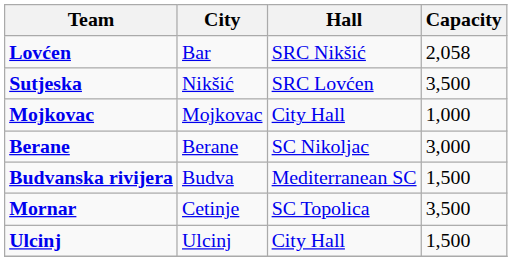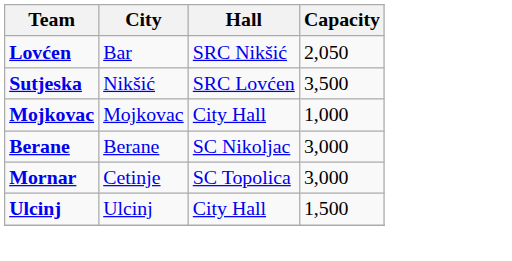(448, 51) 2,058 -> (326, 51) 2,050
- row: (91, 177)
(448, 209) 3,500 -> (326, 177) 3,000
